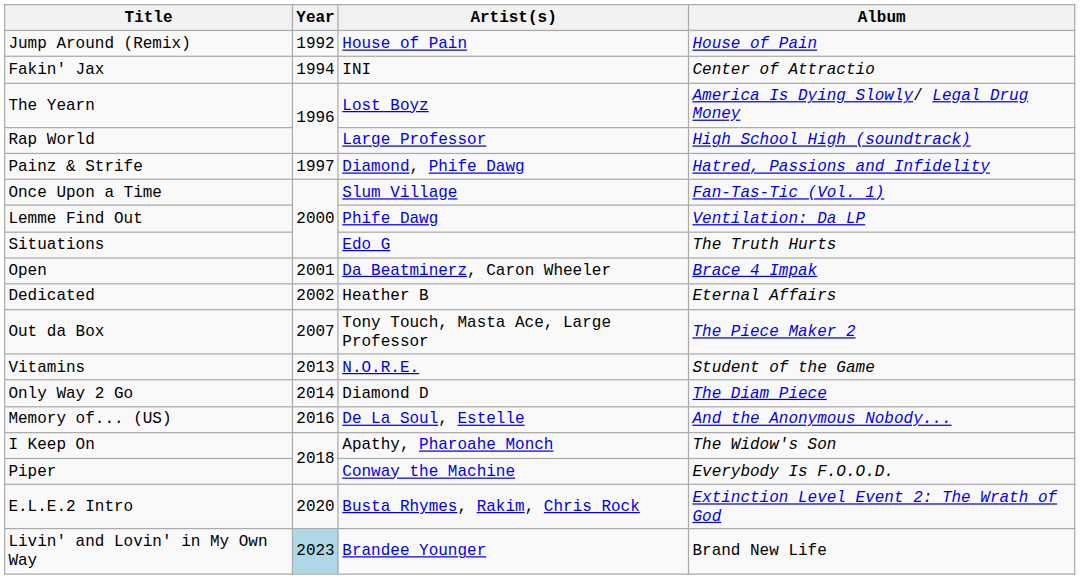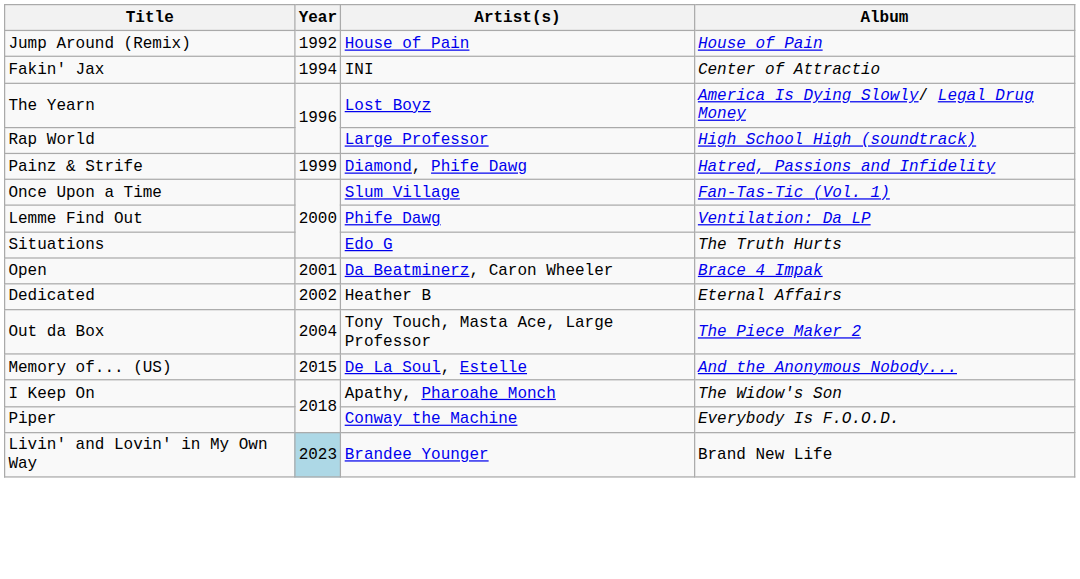(315, 166) 1997 -> (318, 166) 1999
(315, 332) 2007 -> (318, 332) 2004
- row: (47, 367)
- row: (71, 393)
(315, 419) 2016 -> (318, 367) 2015
- row: (71, 507)
